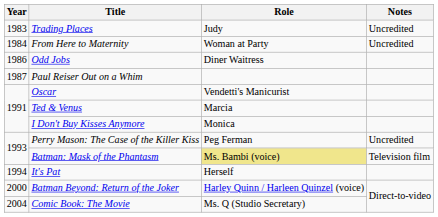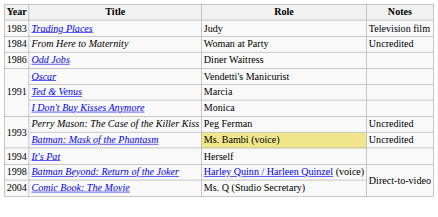(391, 28) Uncredited -> (399, 28) Television film
- row: (87, 76)
(399, 156) Television film -> (391, 140) Uncredited
(17, 188) 2000 -> (17, 172) 1998
